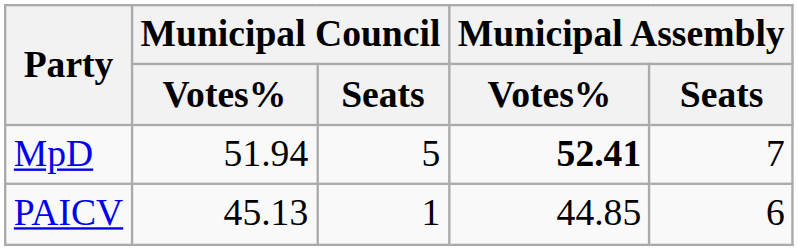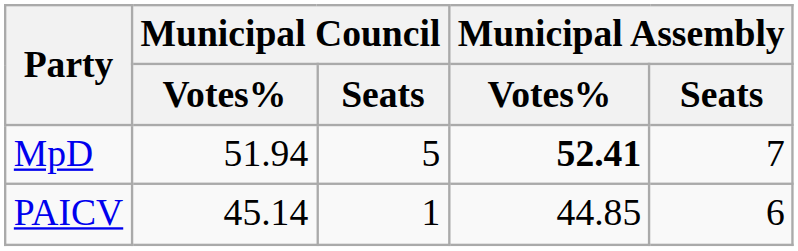(266, 213) 45.13 -> (266, 213) 45.14
